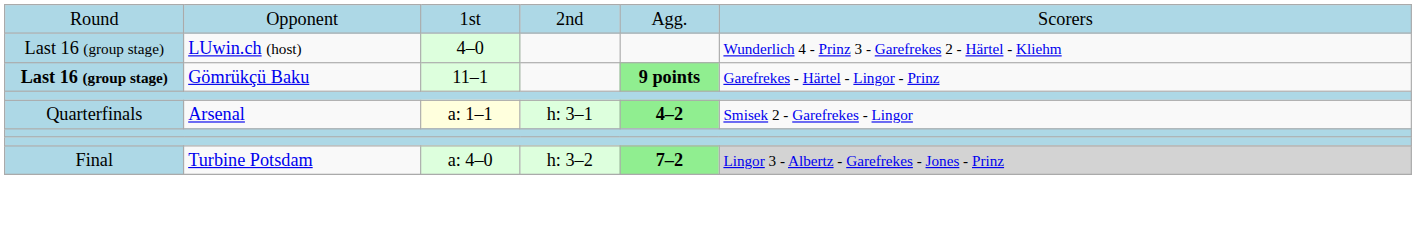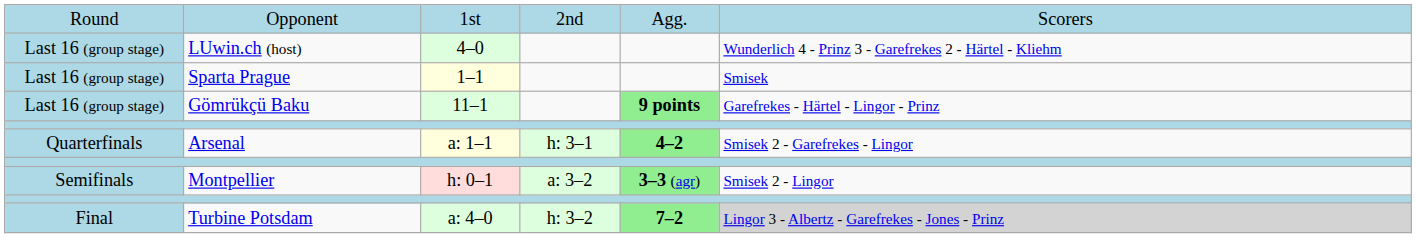+ row: (239, 76)
(94, 76) bold -> (94, 105) normal
+ row: (231, 180)
